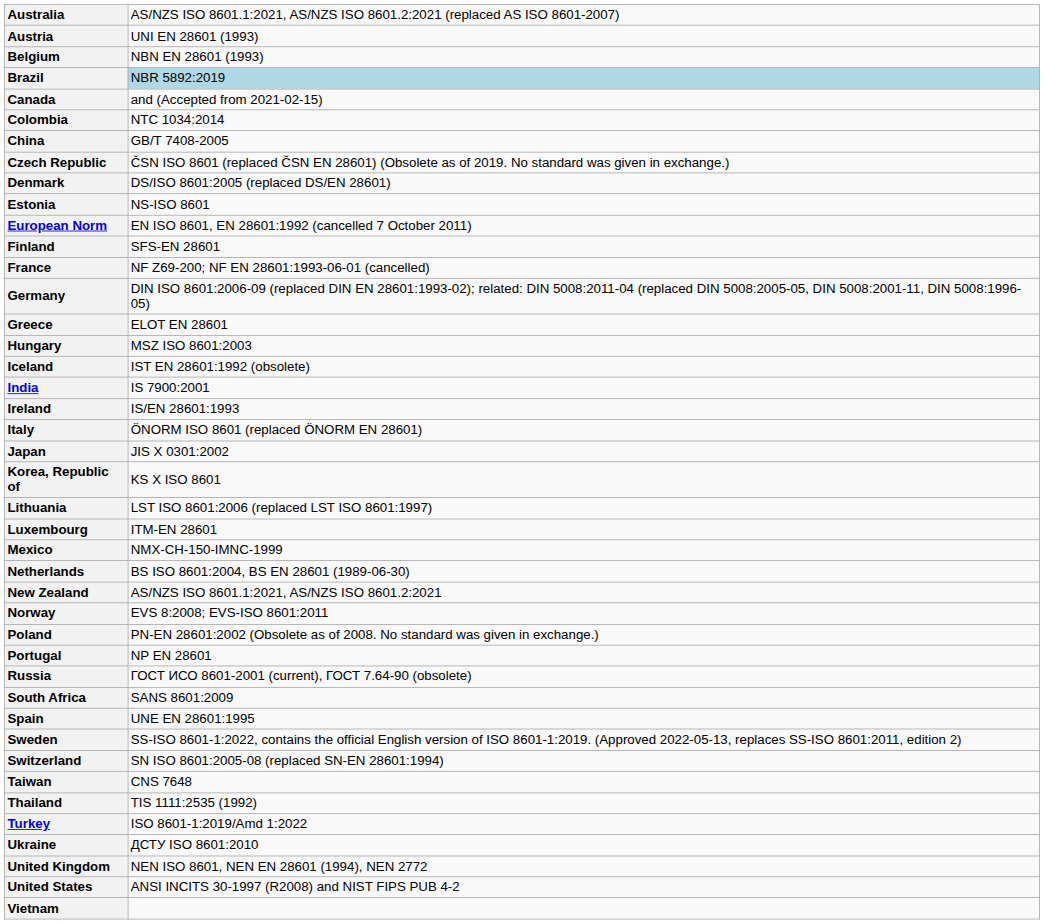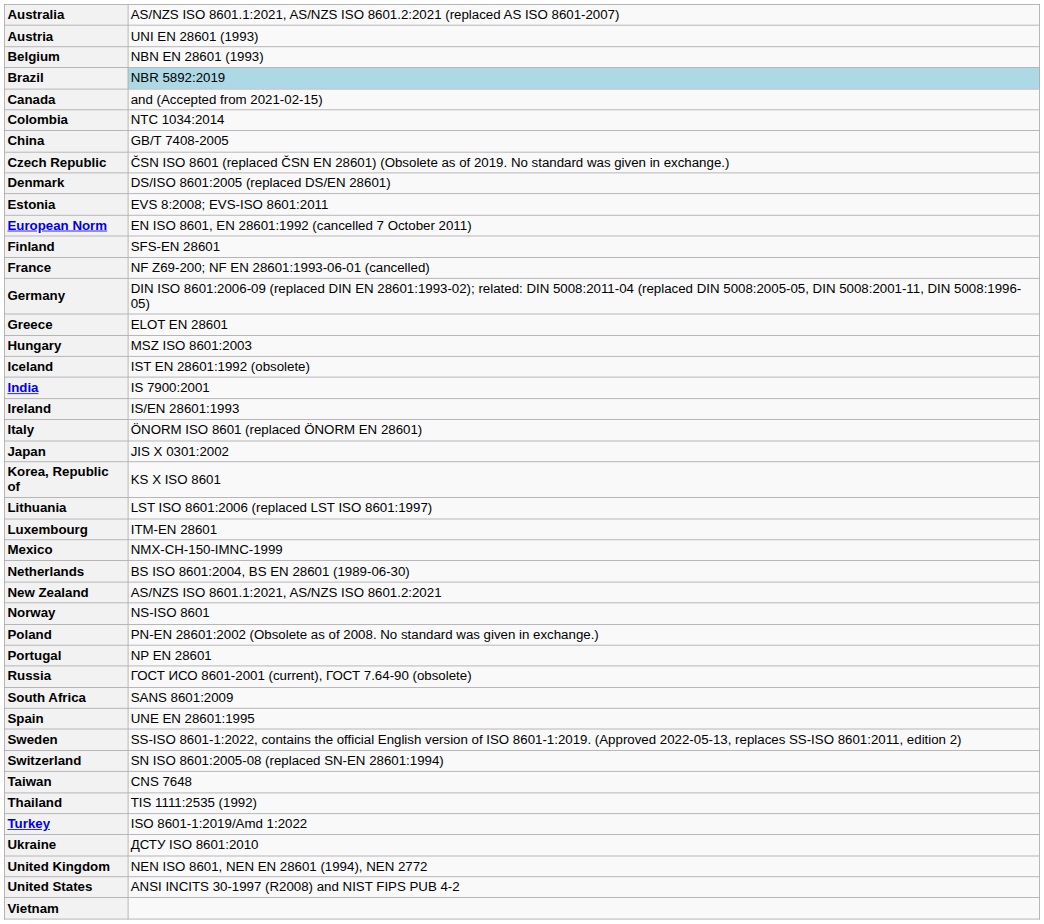(170, 204) NS-ISO 8601 -> (230, 204) EVS 8:2008; EVS-ISO 8601:2011
(230, 613) EVS 8:2008; EVS-ISO 8601:2011 -> (170, 613) NS-ISO 8601
